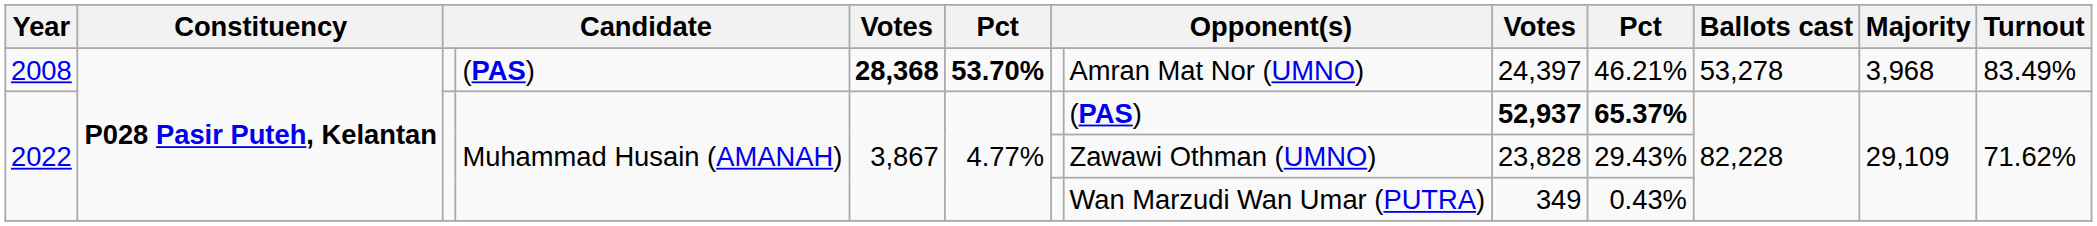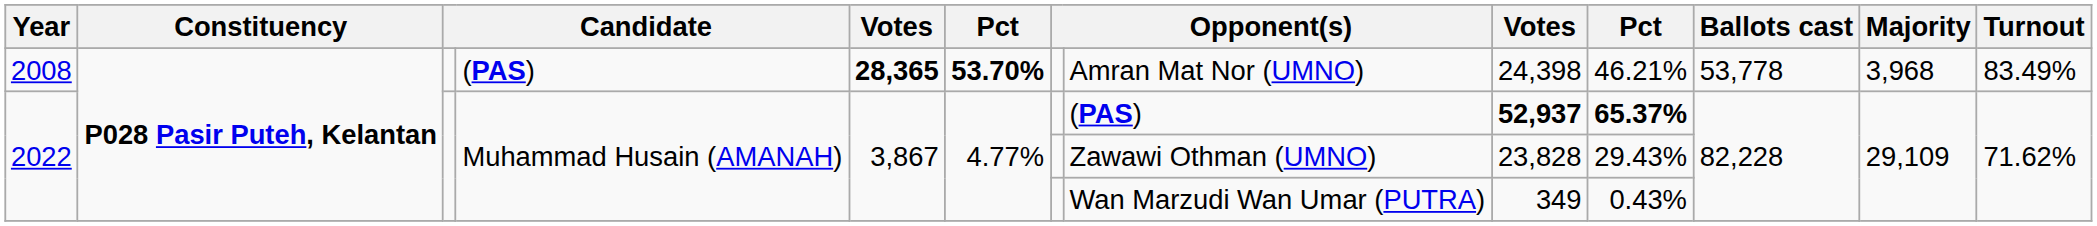(897, 70) 28,368 -> (897, 70) 28,365
(1540, 70) 24,397 -> (1540, 70) 24,398
(1741, 70) 53,278 -> (1741, 70) 53,778
